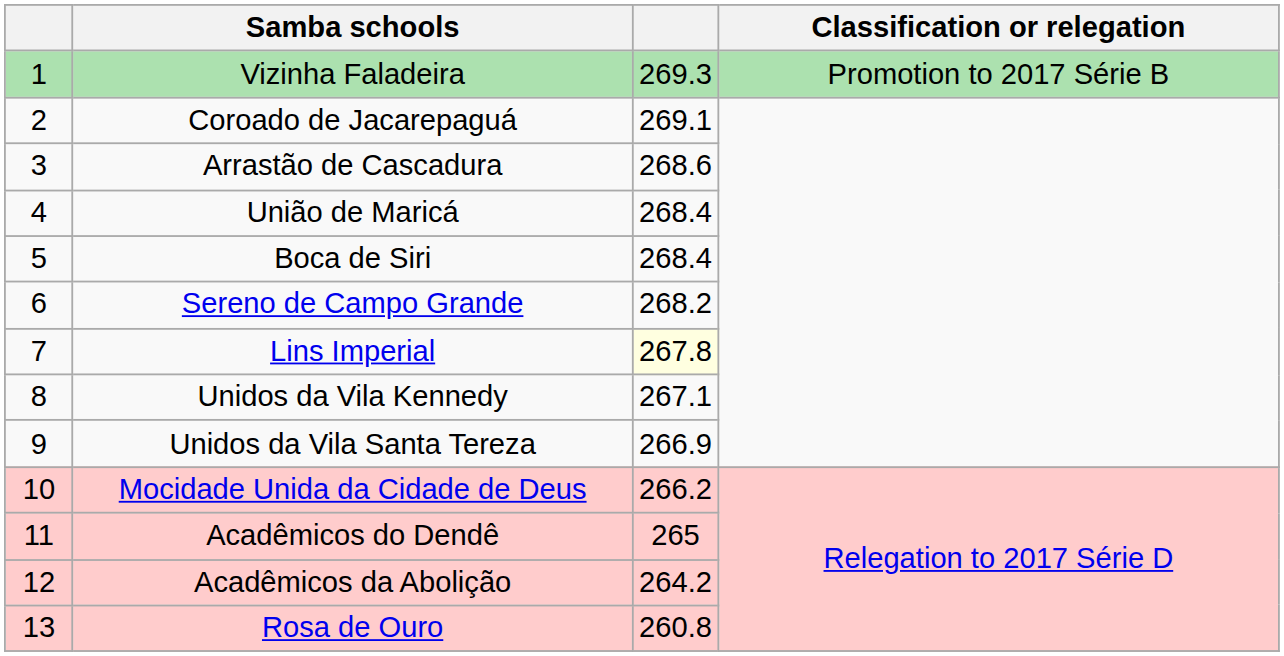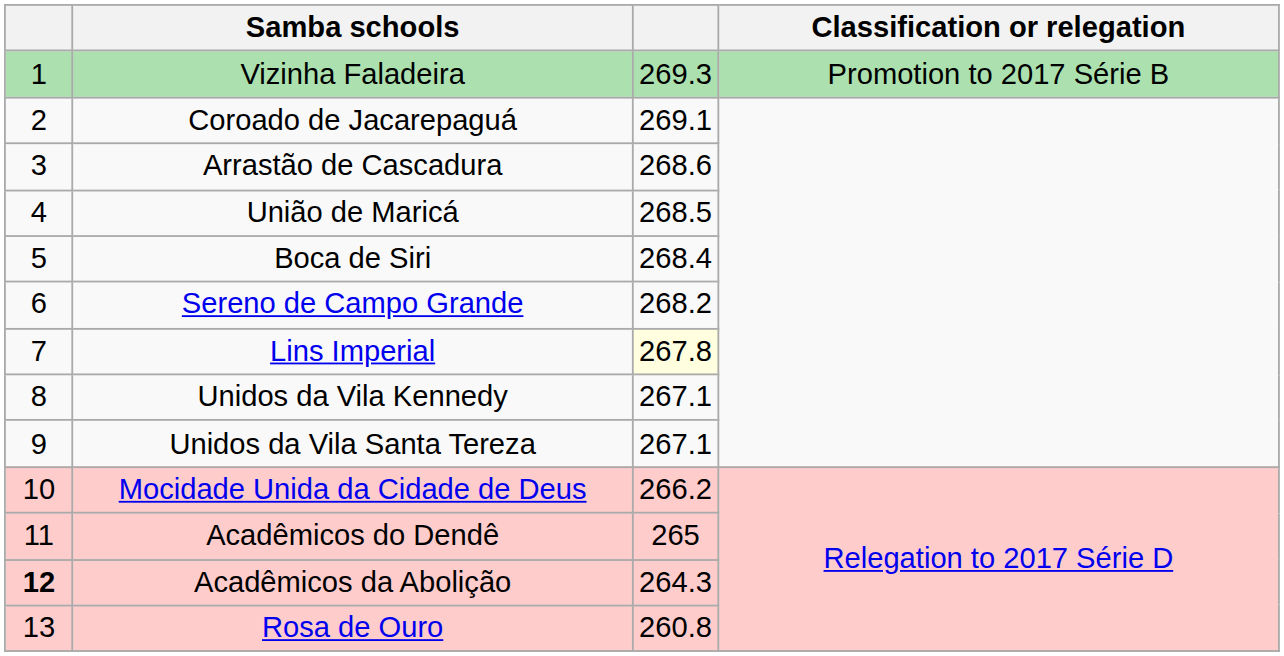(676, 212) 268.4 -> (676, 212) 268.5
(676, 443) 266.9 -> (676, 443) 267.1
(39, 581) normal -> (39, 581) bold
(676, 581) 264.2 -> (676, 581) 264.3
